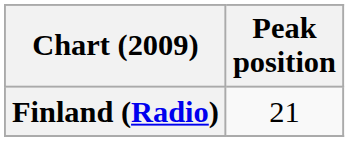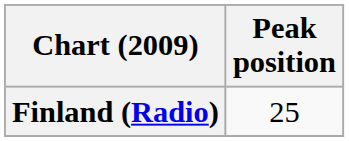(284, 111) 21 -> (284, 111) 25
